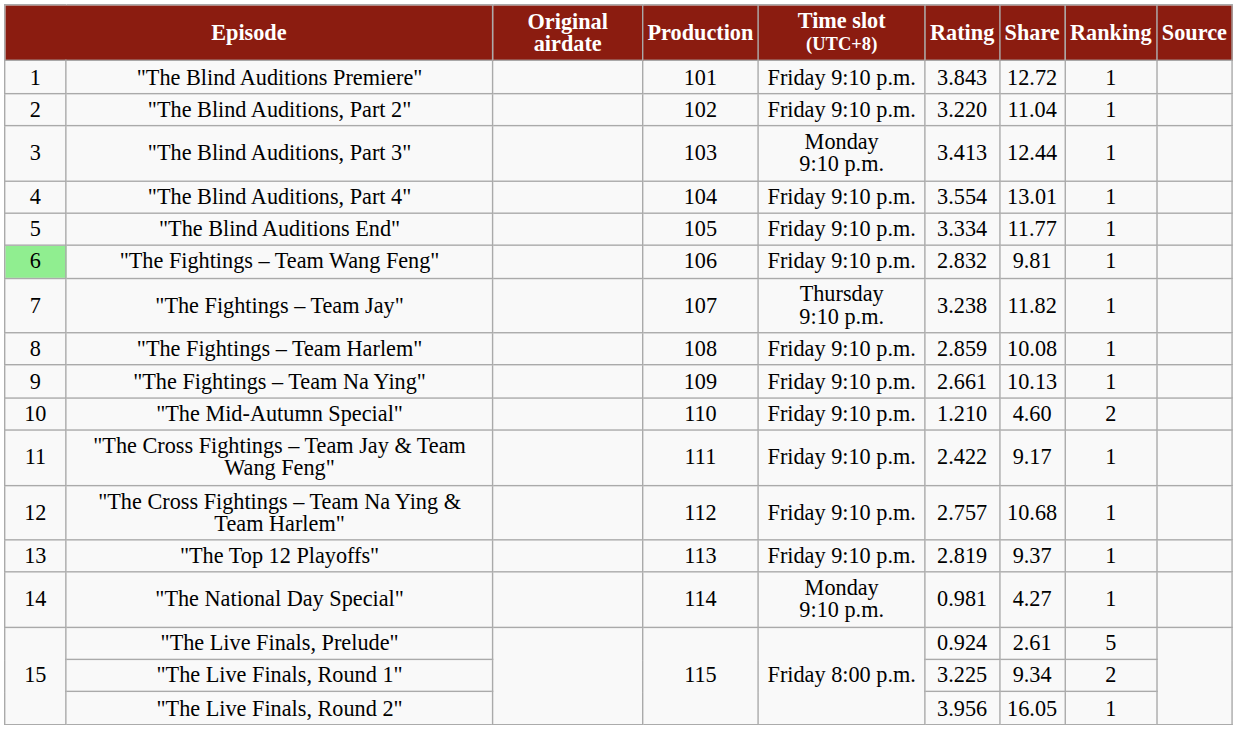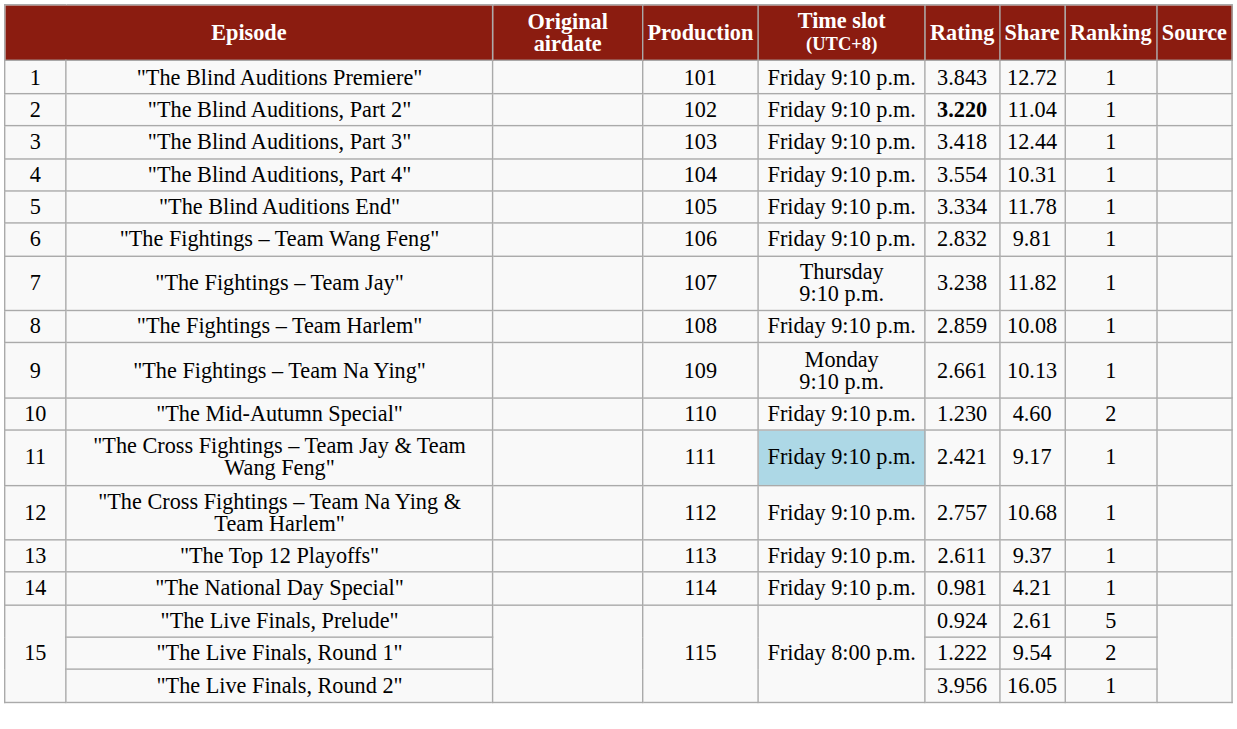(962, 109) normal -> (962, 109) bold
(842, 152) Monday 9:10 p.m. -> (842, 141) Friday 9:10 p.m.
(962, 152) 3.413 -> (962, 141) 3.418
(1032, 196) 13.01 -> (1032, 174) 10.31
(1032, 229) 11.77 -> (1032, 206) 11.78
(35, 261) lightgreen background -> (35, 239) no background
(842, 381) Friday 9:10 p.m. -> (842, 370) Monday 9:10 p.m.
(962, 413) 1.210 -> (962, 413) 1.230
(842, 457) no background -> (842, 457) lightblue background
(962, 457) 2.422 -> (962, 457) 2.421
(962, 555) 2.819 -> (962, 555) 2.611
(842, 599) Monday 9:10 p.m. -> (842, 588) Friday 9:10 p.m.
(1032, 599) 4.27 -> (1032, 588) 4.21
(962, 675) 3.225 -> (962, 653) 1.222
(1032, 675) 9.34 -> (1032, 653) 9.54
